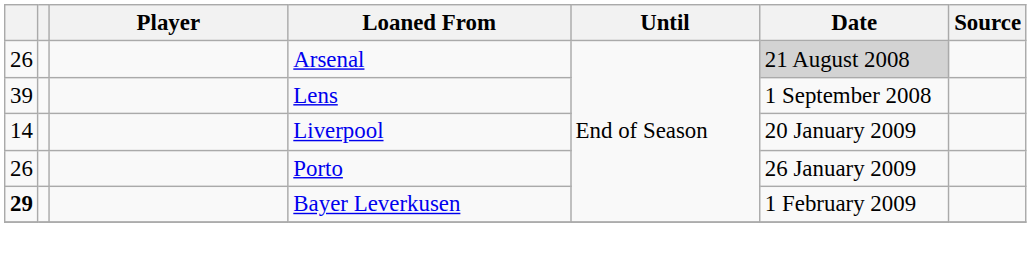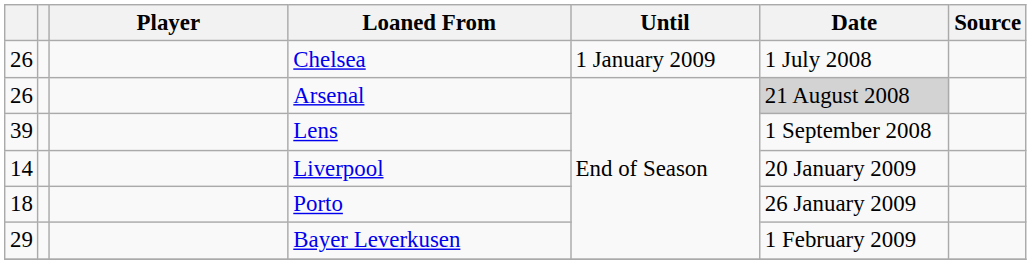+ row: (330, 58)
(21, 167) 26 -> (21, 204) 18
(21, 204) bold -> (21, 240) normal
